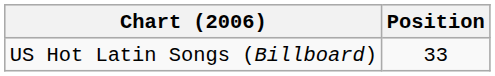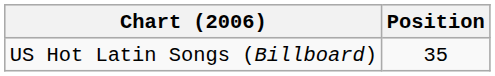(436, 55) 33 -> (436, 55) 35
